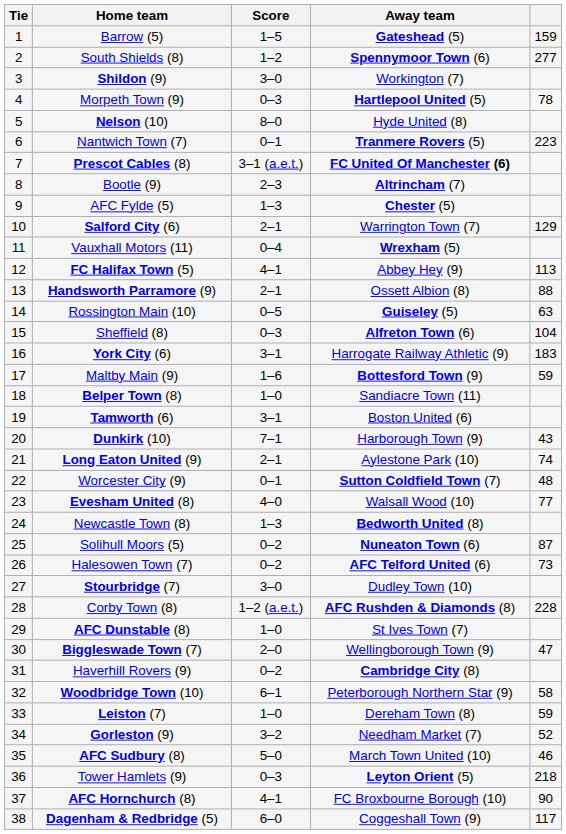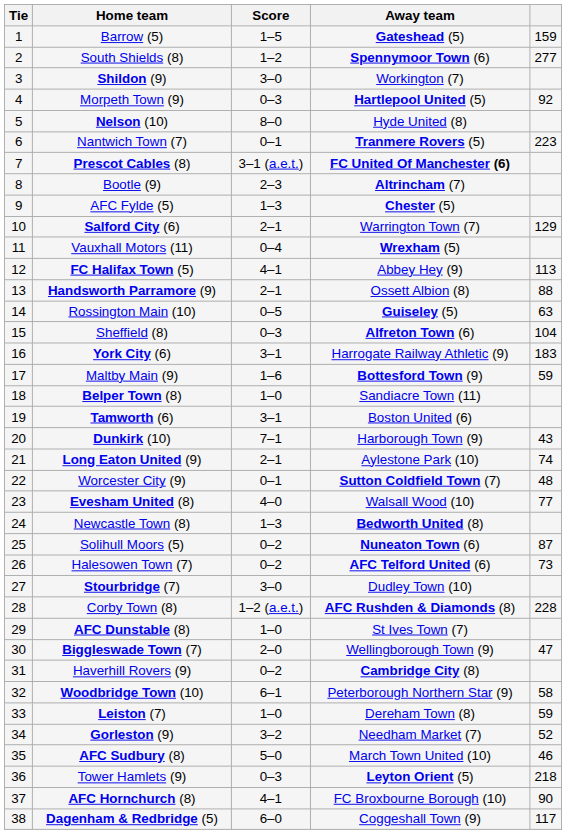(546, 100) 78 -> (546, 100) 92
